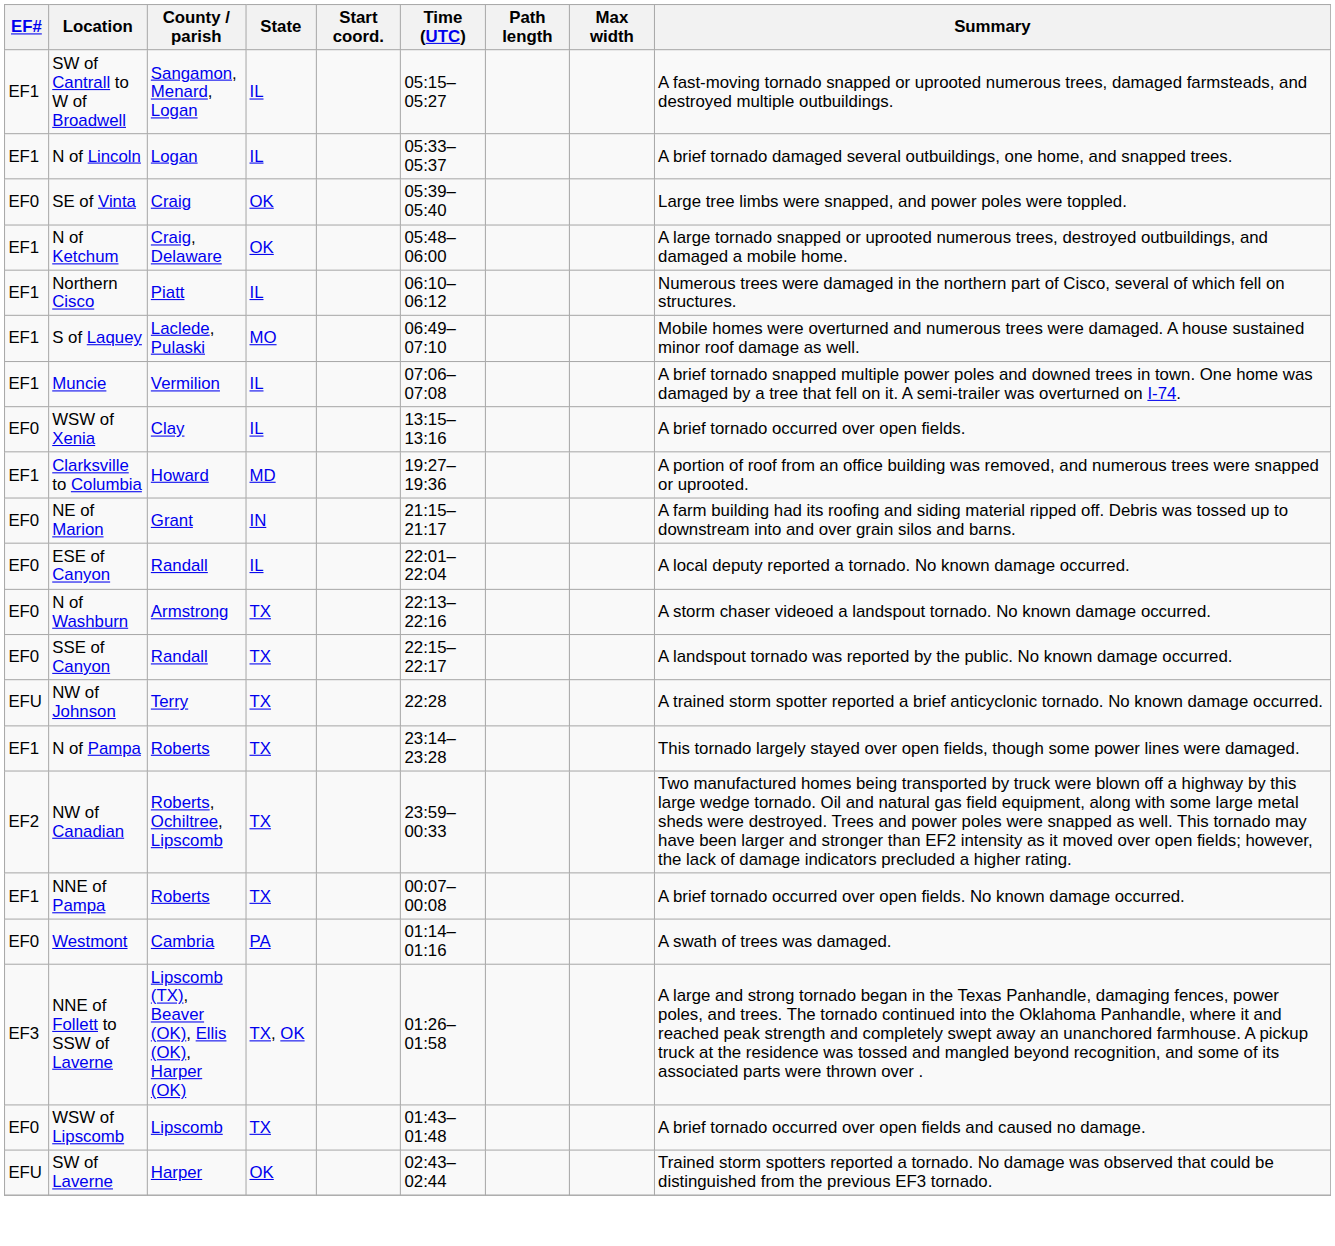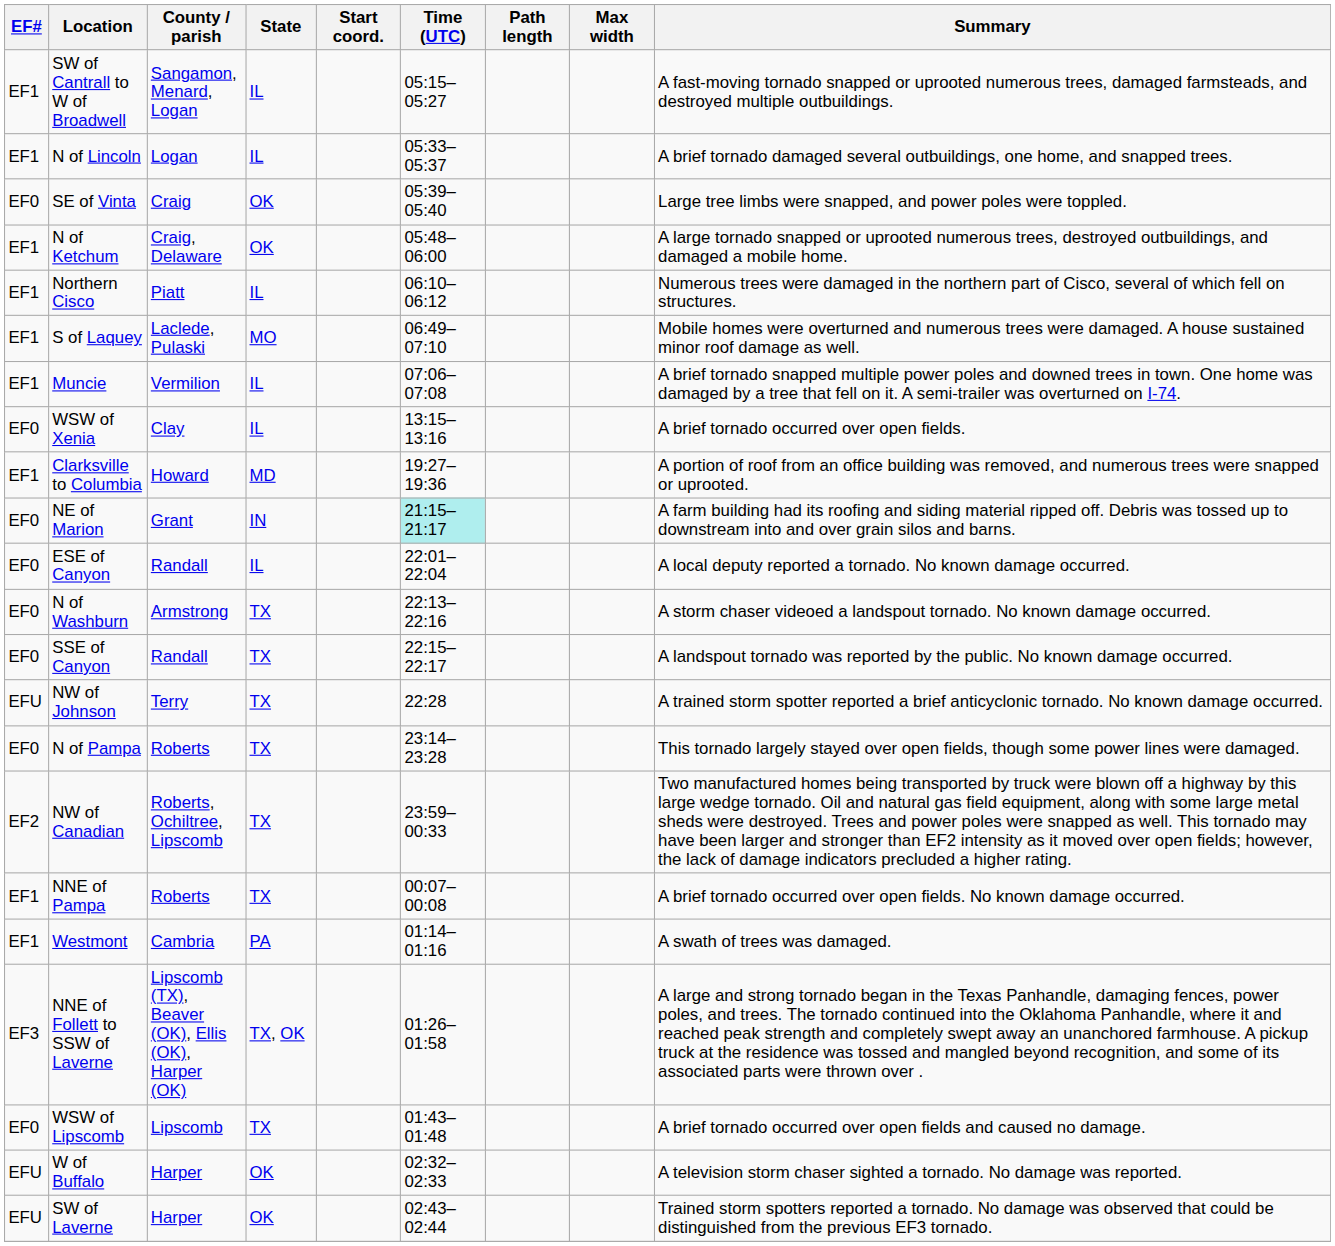(430, 520) no background -> (430, 520) paleturquoise background
(24, 748) EF1 -> (24, 748) EF0
(24, 941) EF0 -> (24, 941) EF1
+ row: (78, 1172)
